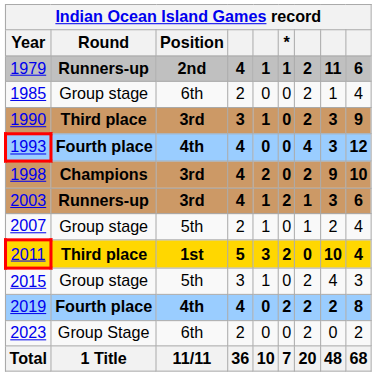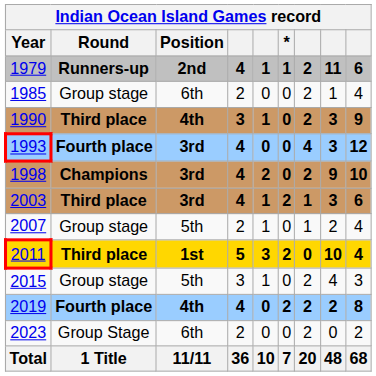(192, 120) 3rd -> (192, 120) 4th
(192, 147) 4th -> (192, 147) 3rd
(104, 200) Runners-up -> (104, 200) Third place
